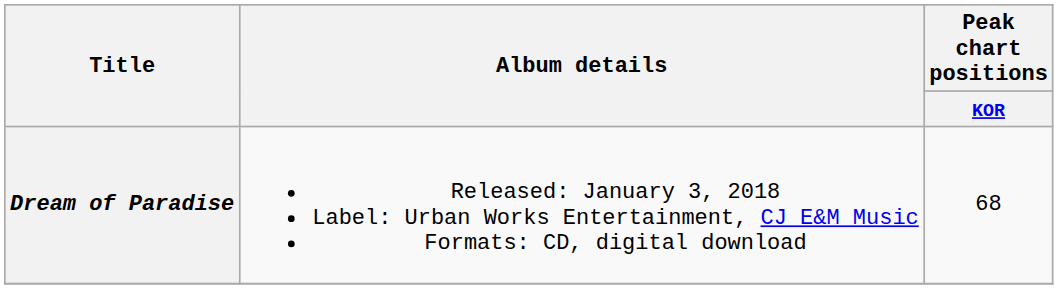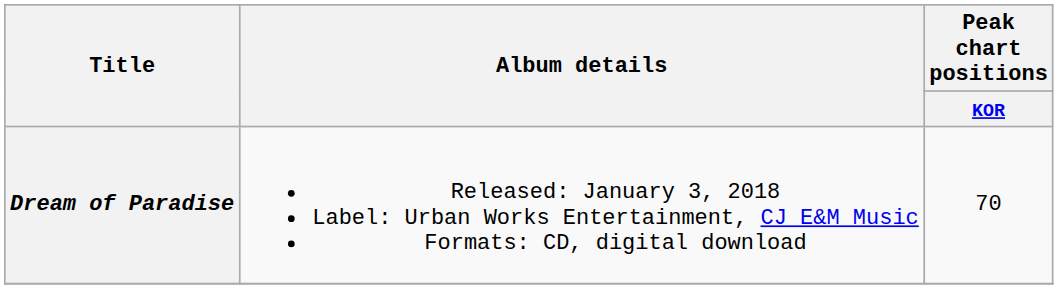(989, 205) 68 -> (989, 205) 70
